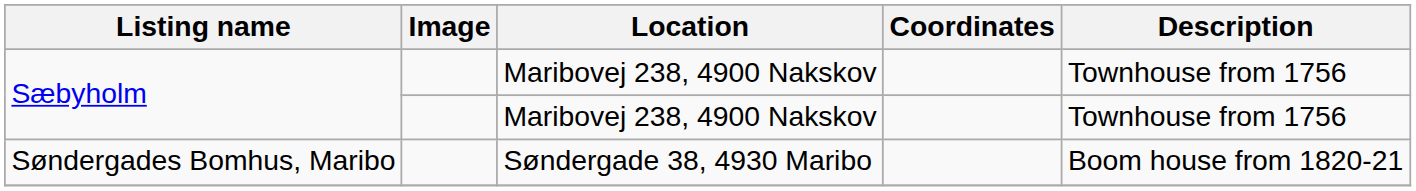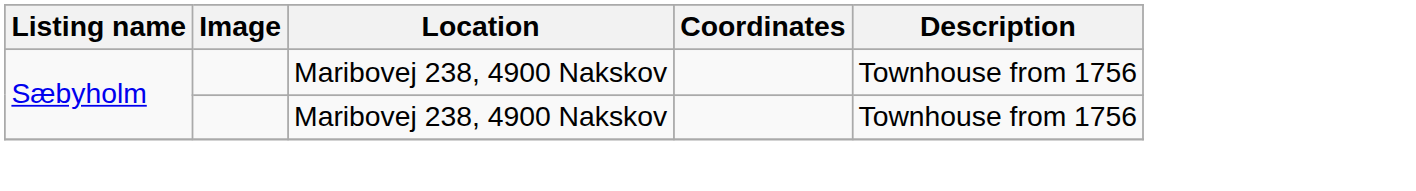- row: (203, 161)
